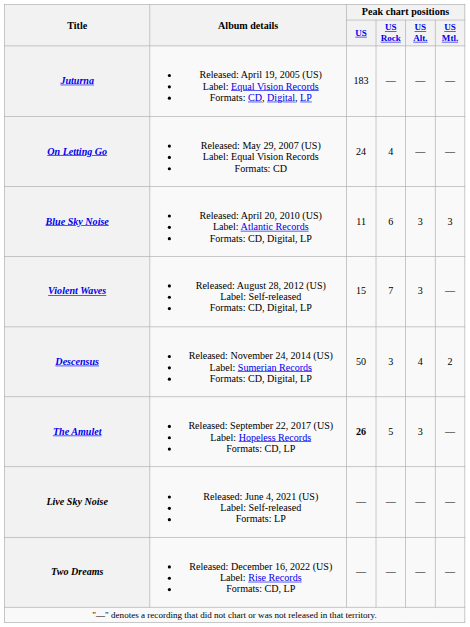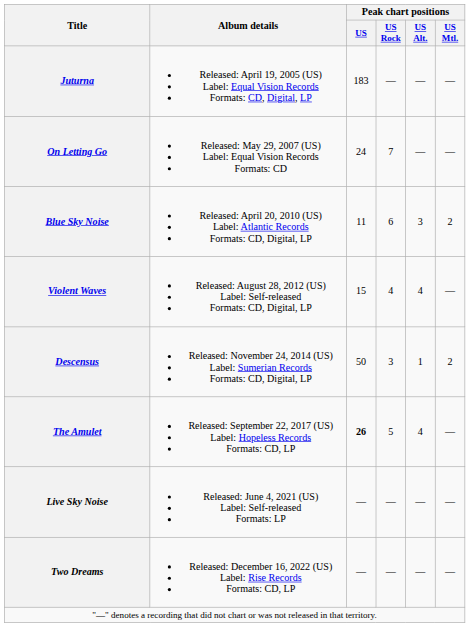(391, 151) 4 -> (391, 151) 7
(450, 221) 3 -> (450, 221) 2
(391, 291) 7 -> (391, 291) 4
(420, 291) 3 -> (420, 291) 4
(420, 361) 4 -> (420, 361) 1
(420, 432) 3 -> (420, 432) 4
